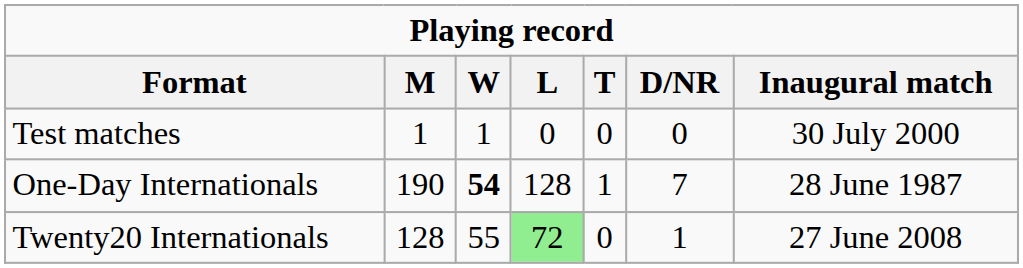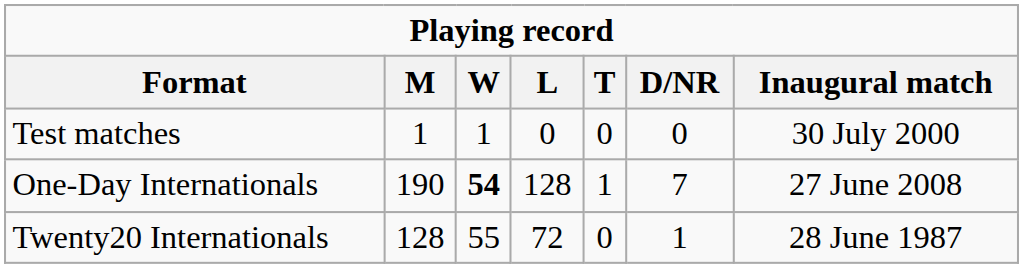(876, 184) 28 June 1987 -> (876, 184) 27 June 2008
(547, 236) lightgreen background -> (547, 236) no background
(876, 236) 27 June 2008 -> (876, 236) 28 June 1987
